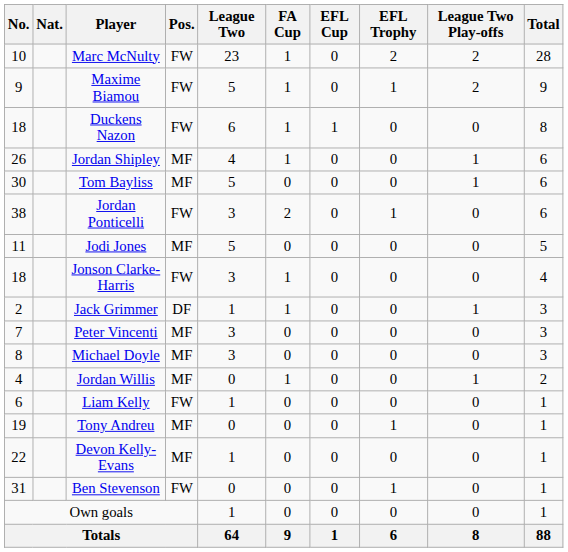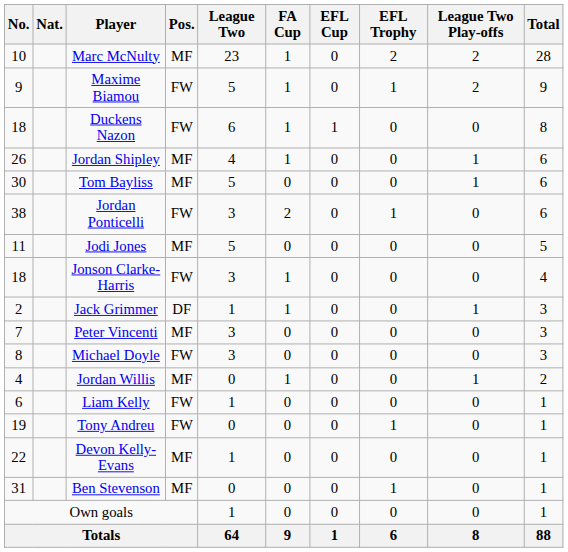(182, 56) FW -> (182, 56) MF
(182, 355) MF -> (182, 355) FW
(182, 425) MF -> (182, 425) FW
(182, 489) FW -> (182, 489) MF
